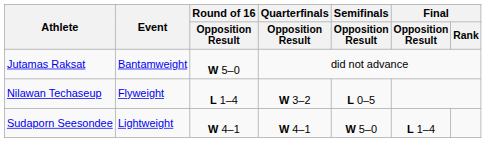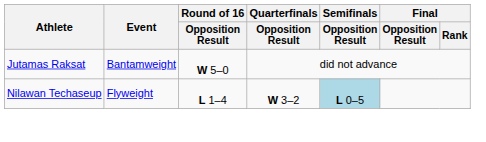(361, 100) no background -> (350, 100) lightblue background
- row: (60, 123)
